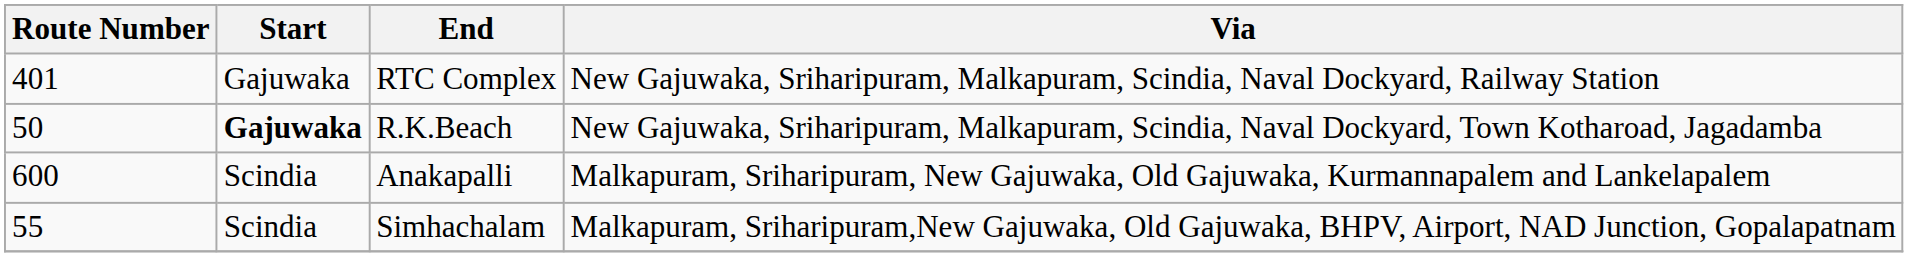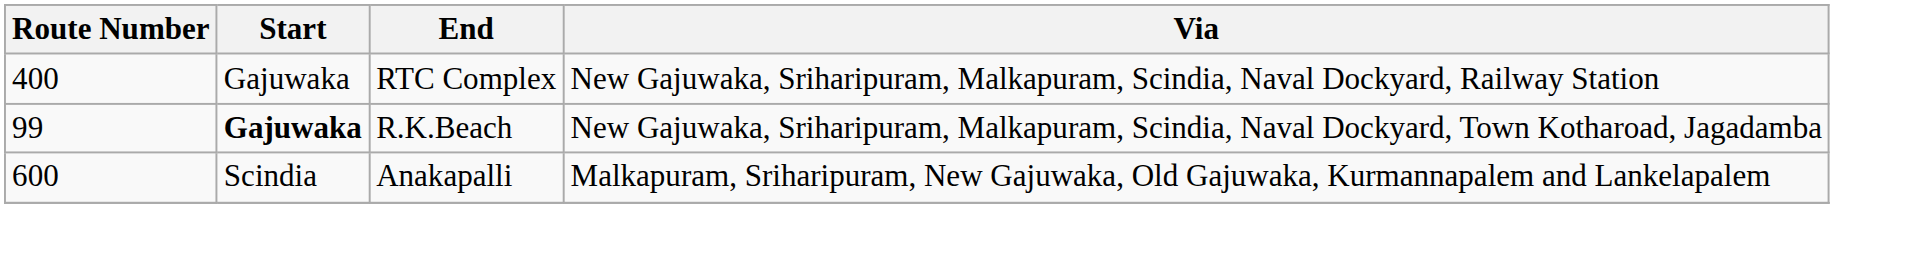(35, 78) 401 -> (35, 78) 400
(28, 127) 50 -> (28, 127) 99
- row: (461, 226)
